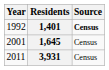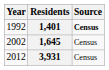(16, 42) 2001 -> (16, 42) 2002
(16, 57) 2011 -> (16, 57) 2012
